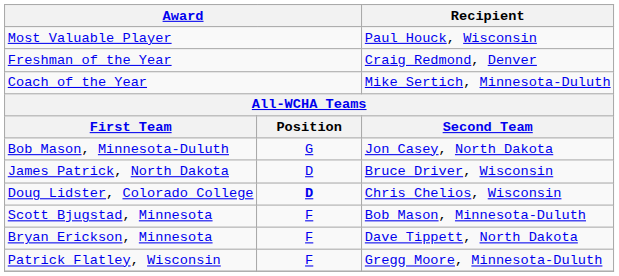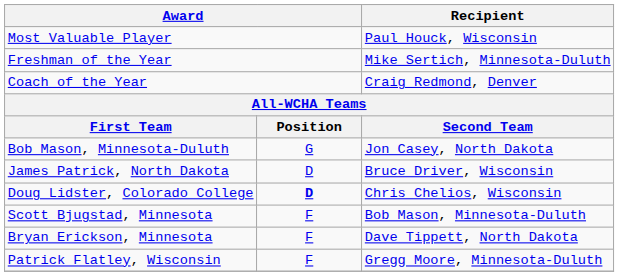(451, 60) Craig Redmond, Denver -> (488, 60) Mike Sertich, Minnesota-Duluth
(488, 82) Mike Sertich, Minnesota-Duluth -> (451, 82) Craig Redmond, Denver
